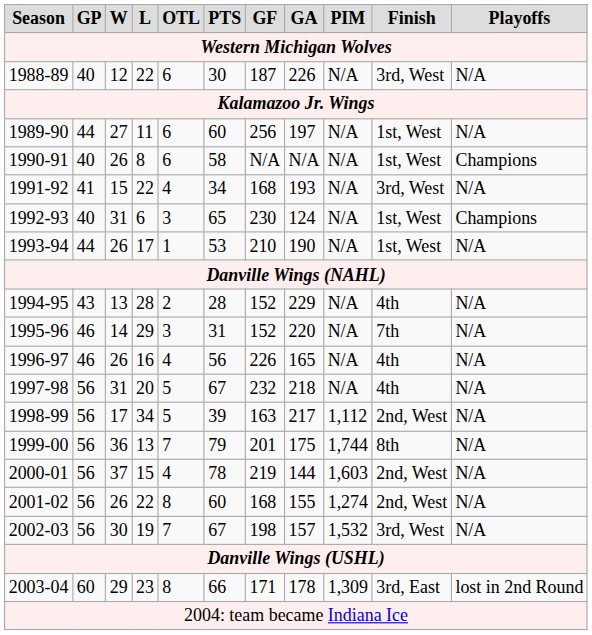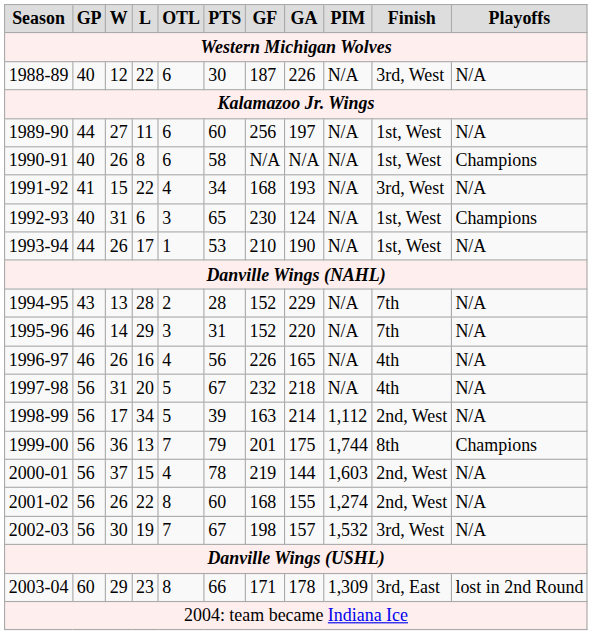(388, 302) 4th -> (388, 302) 7th
(302, 416) 217 -> (302, 416) 214
(471, 445) N/A -> (496, 445) Champions
